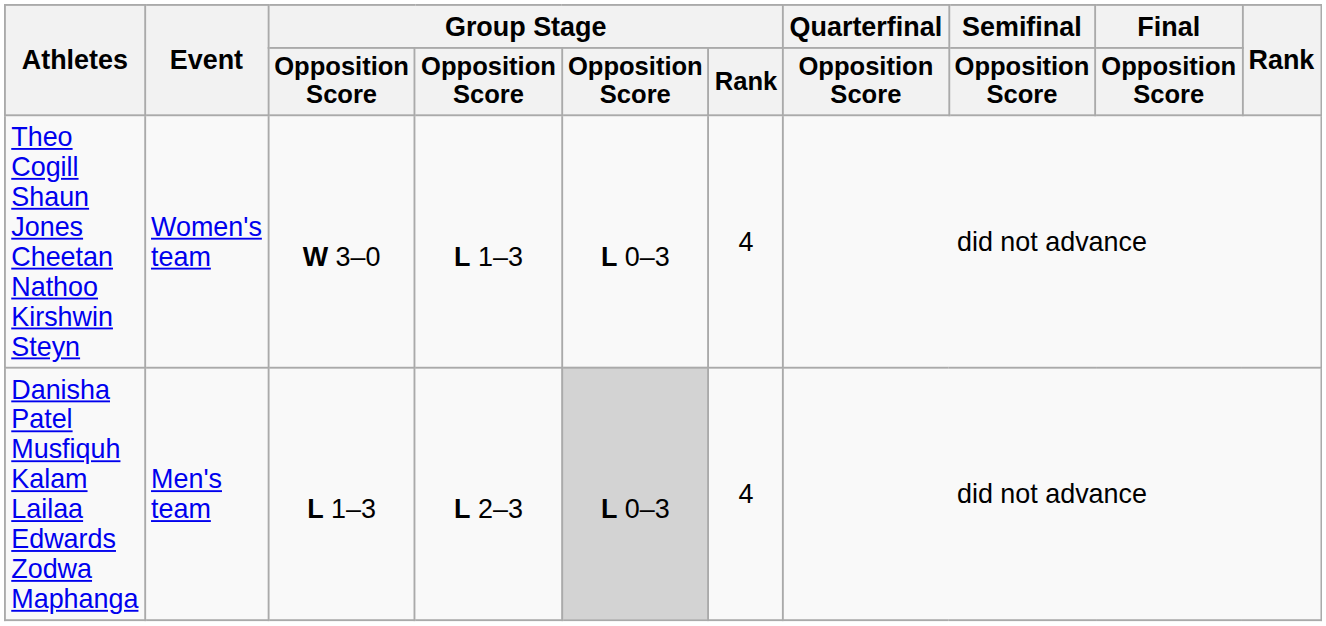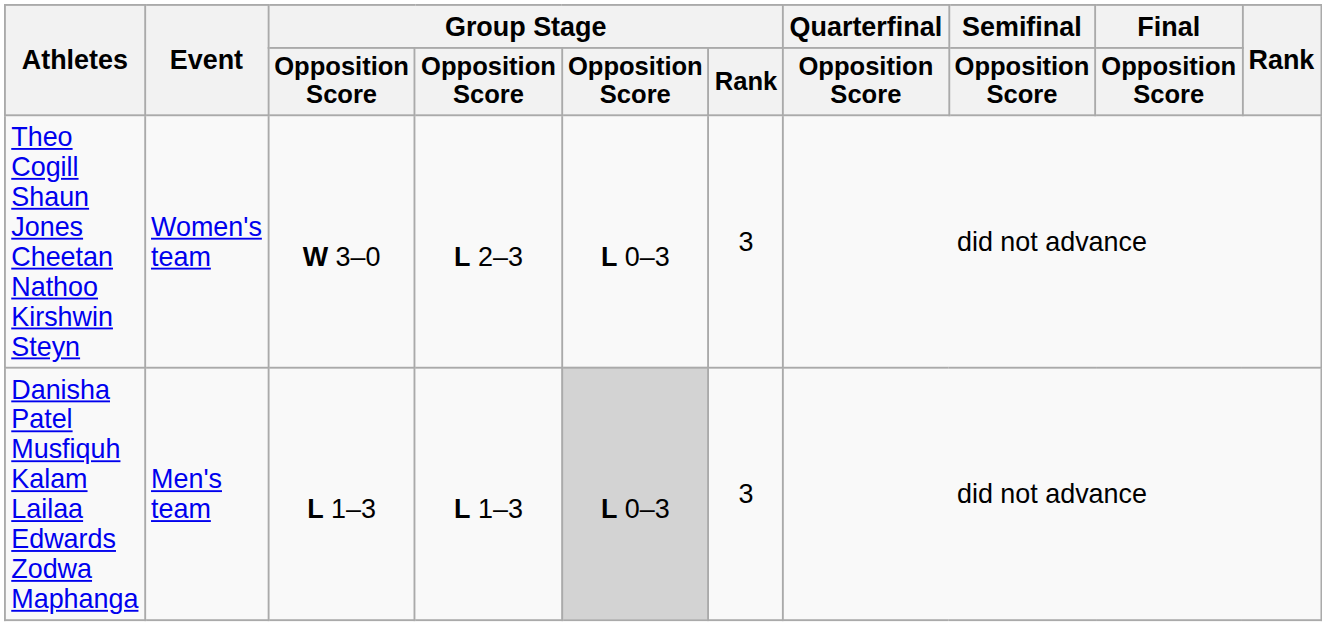(488, 257) L 1–3 -> (488, 257) L 2–3
(746, 242) 4 -> (746, 242) 3
(488, 509) L 2–3 -> (488, 509) L 1–3
(746, 494) 4 -> (746, 494) 3
